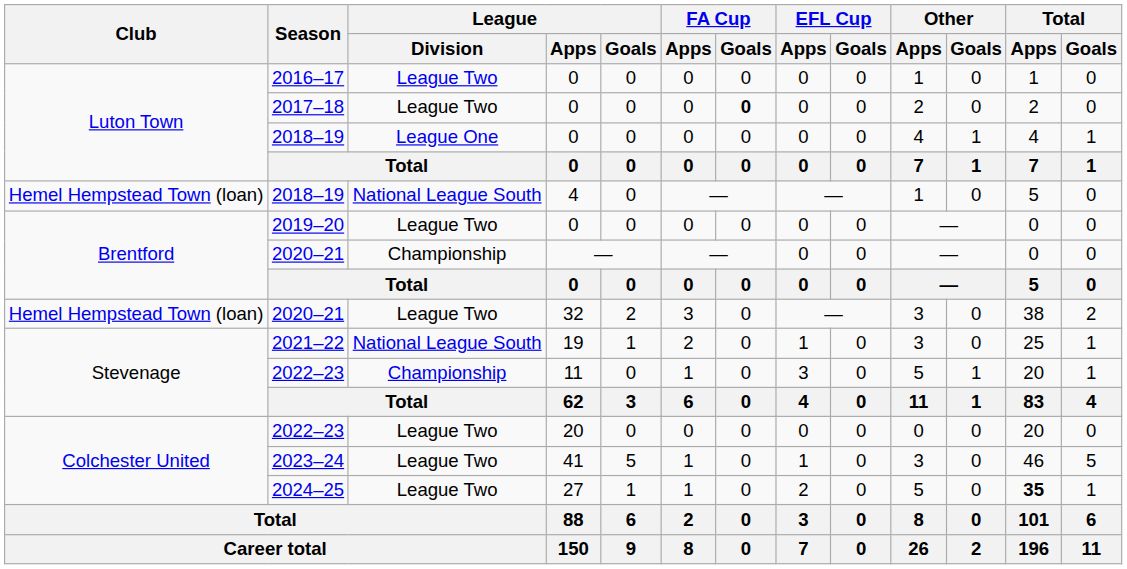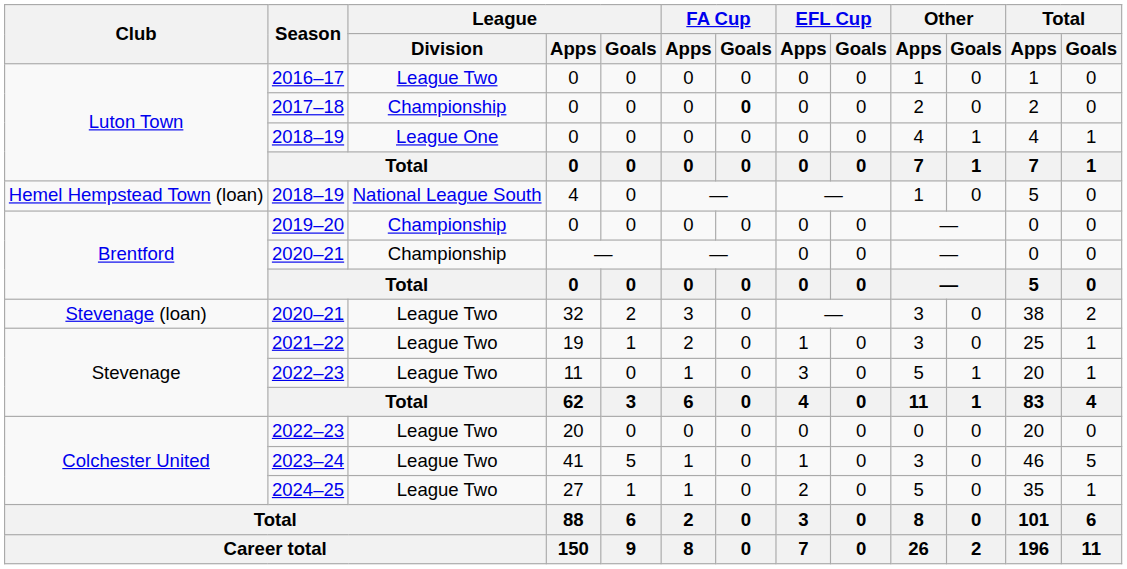(447, 107) League Two -> (447, 107) Championship
(447, 225) League Two -> (447, 225) Championship
(136, 313) Hemel Hempstead Town (loan) -> (136, 313) Stevenage (loan)
(447, 343) National League South -> (447, 343) League Two
(447, 372) Championship -> (447, 372) League Two
(1034, 490) bold -> (1034, 490) normal
